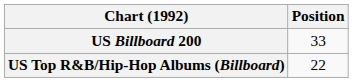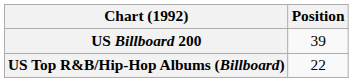(318, 41) 33 -> (318, 41) 39
